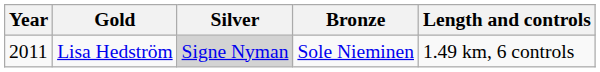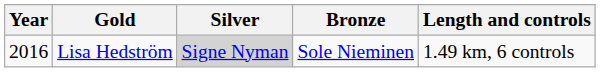(28, 50) 2011 -> (29, 50) 2016
